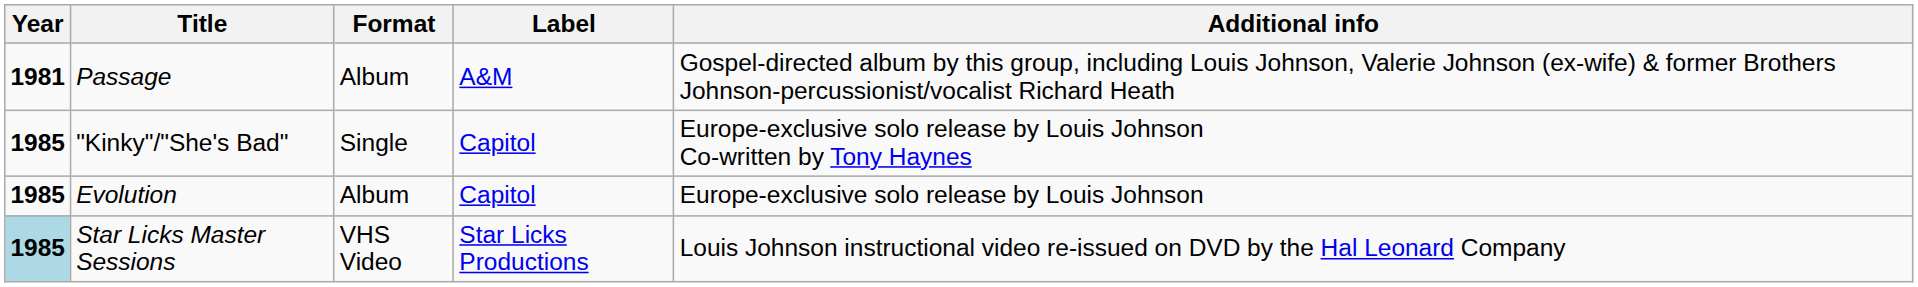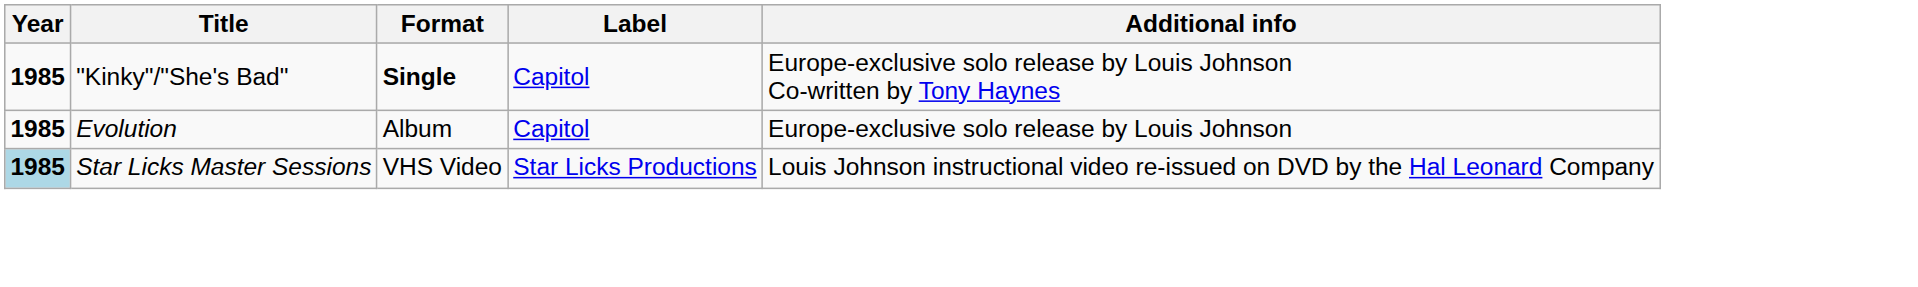- row: (124, 76)
(374, 142) normal -> (419, 76) bold
